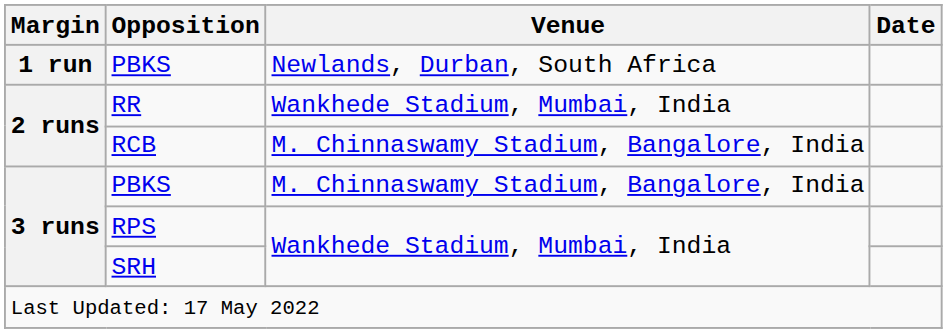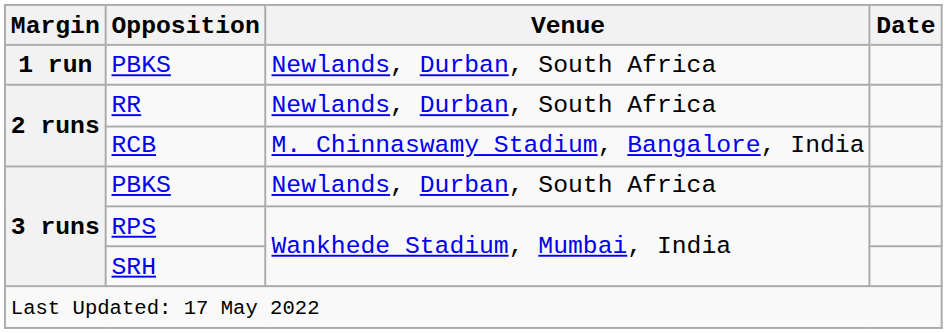(501, 106) Wankhede Stadium, Mumbai, India -> (494, 106) Newlands, Durban, South Africa
(568, 186) M. Chinnaswamy Stadium, Bangalore, India -> (494, 186) Newlands, Durban, South Africa
